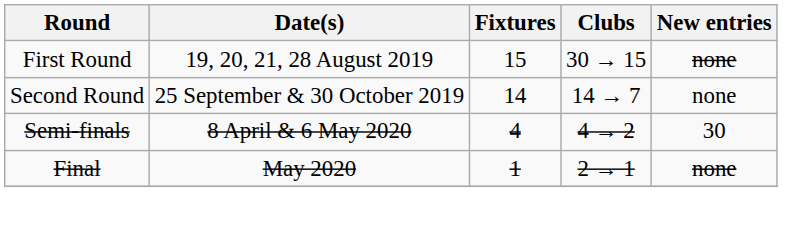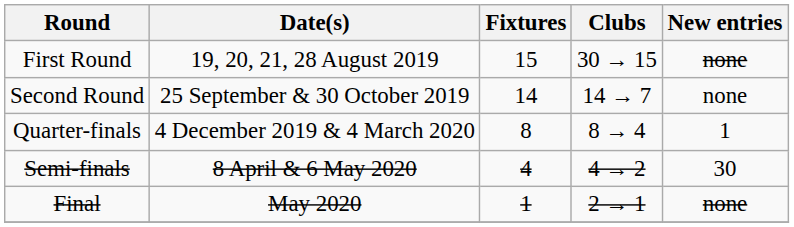+ row: (77, 131)
